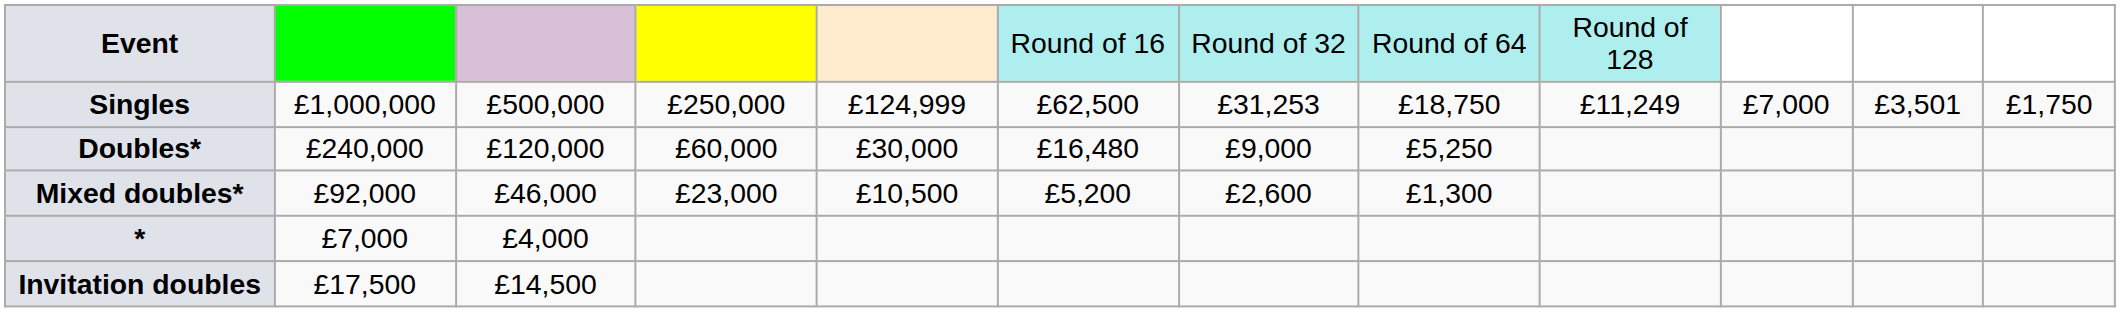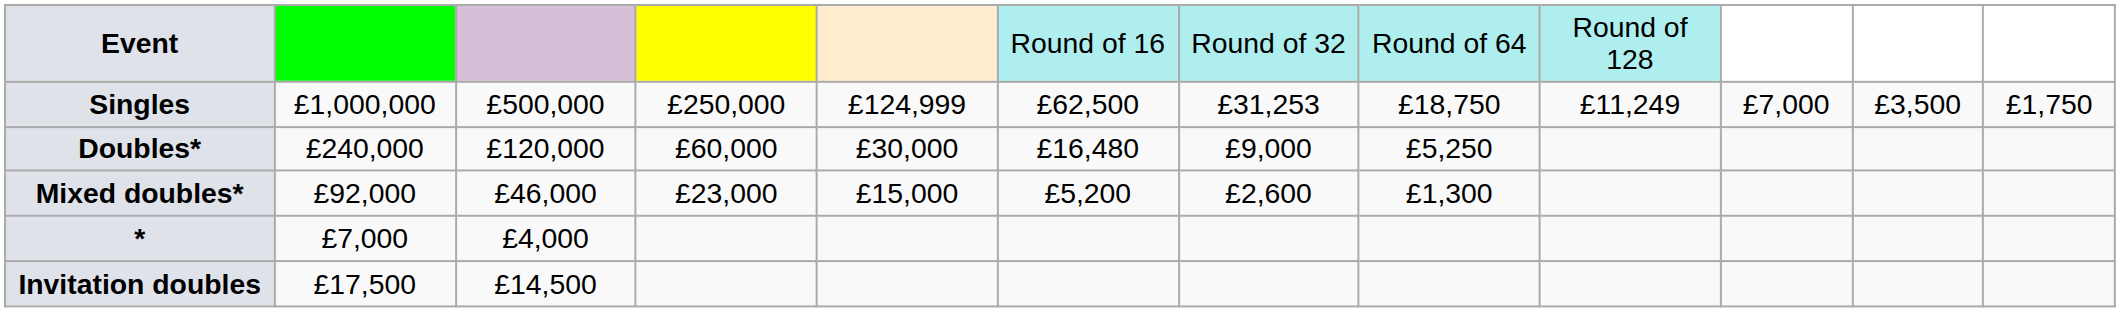(1918, 104) £3,501 -> (1918, 104) £3,500
(907, 194) £10,500 -> (907, 194) £15,000
